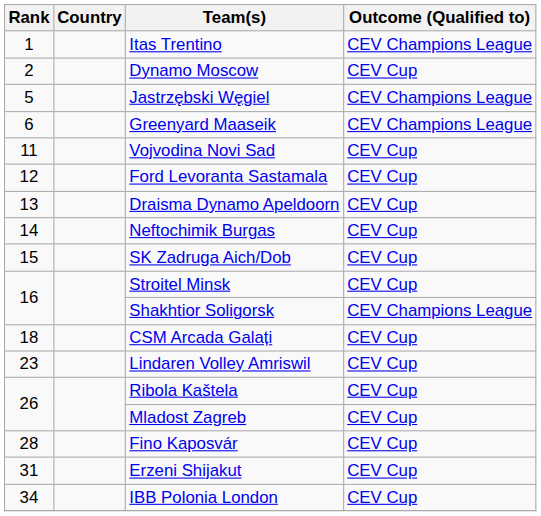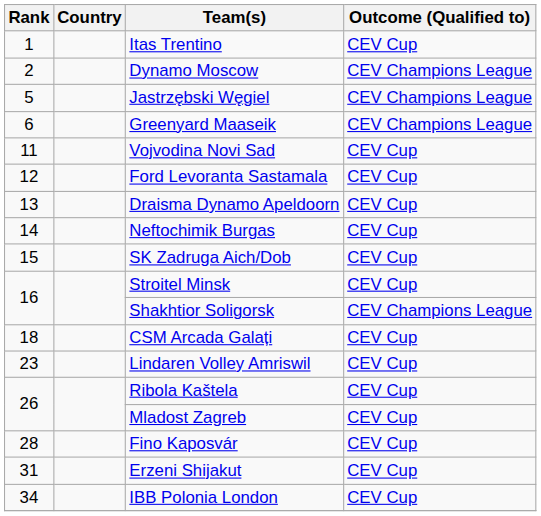(440, 44) CEV Champions League -> (382, 44) CEV Cup
(382, 71) CEV Cup -> (440, 71) CEV Champions League
